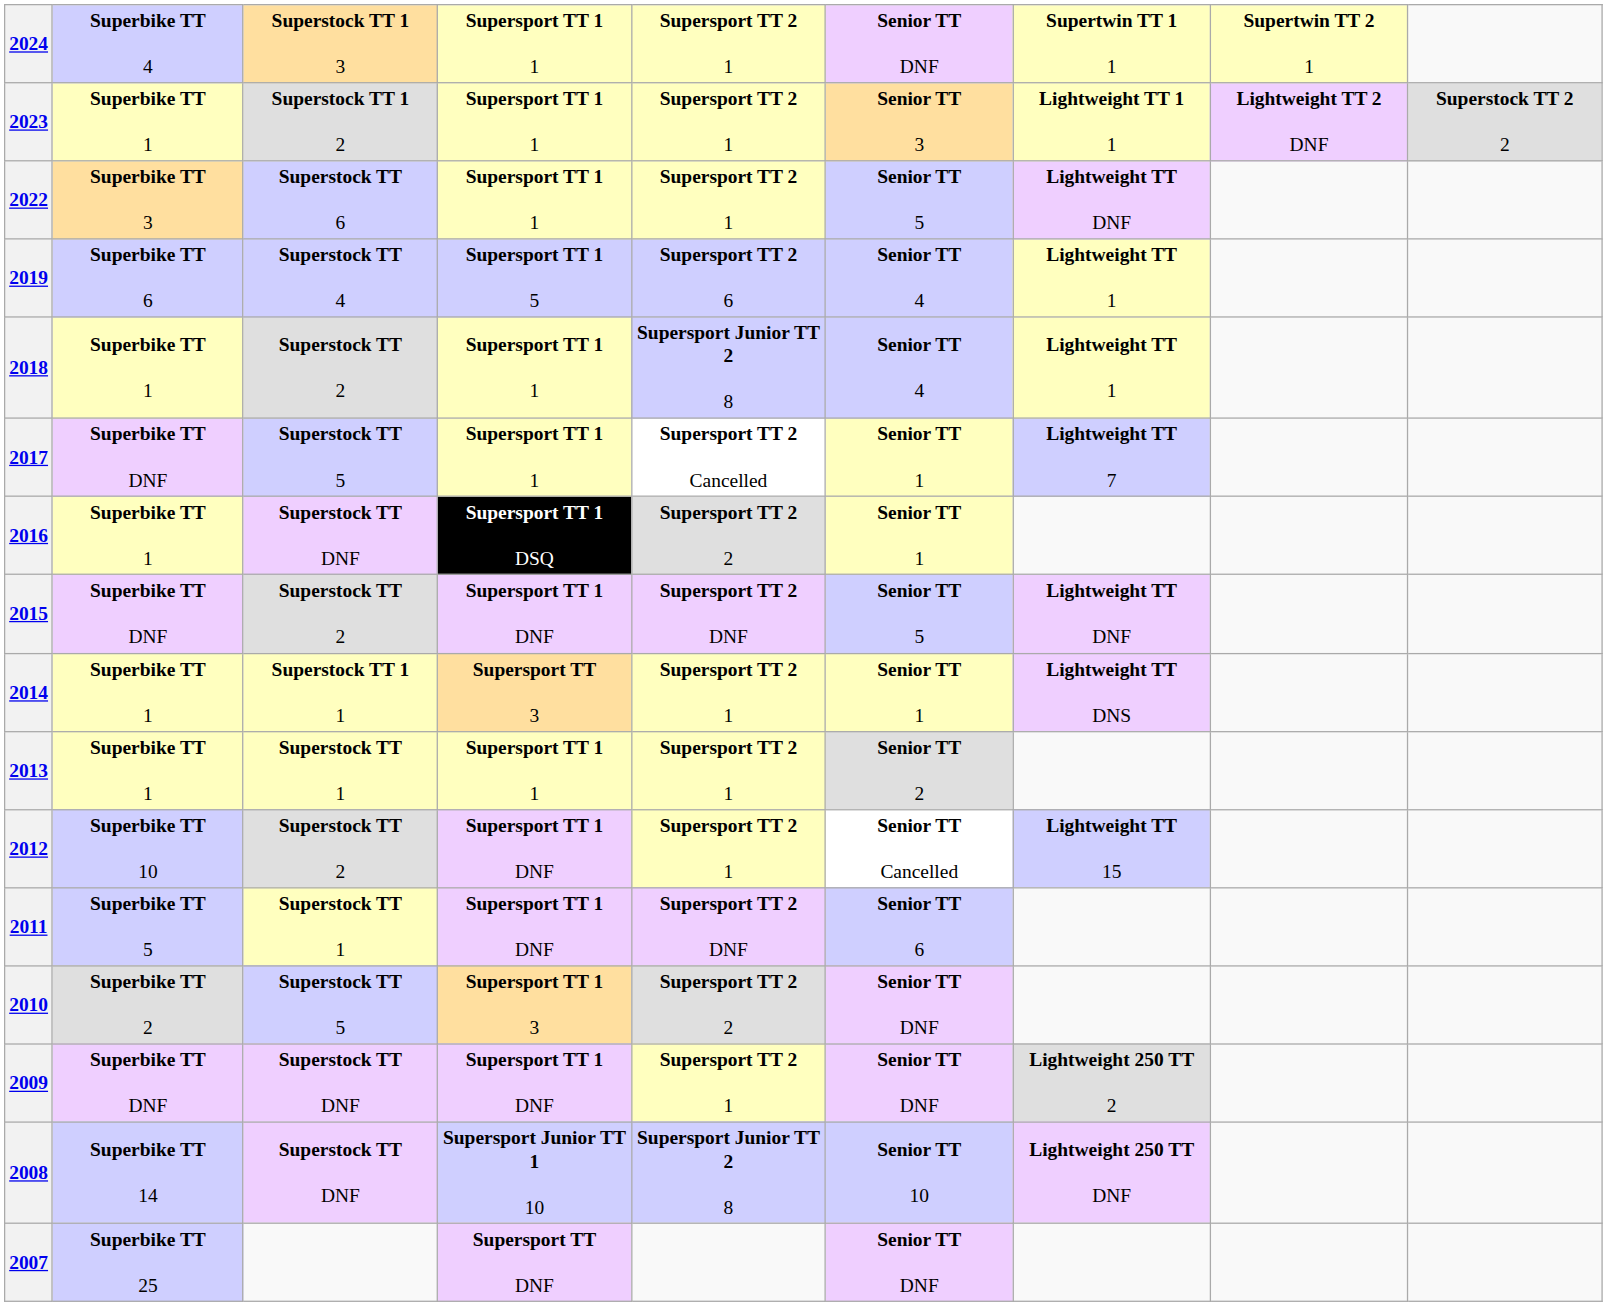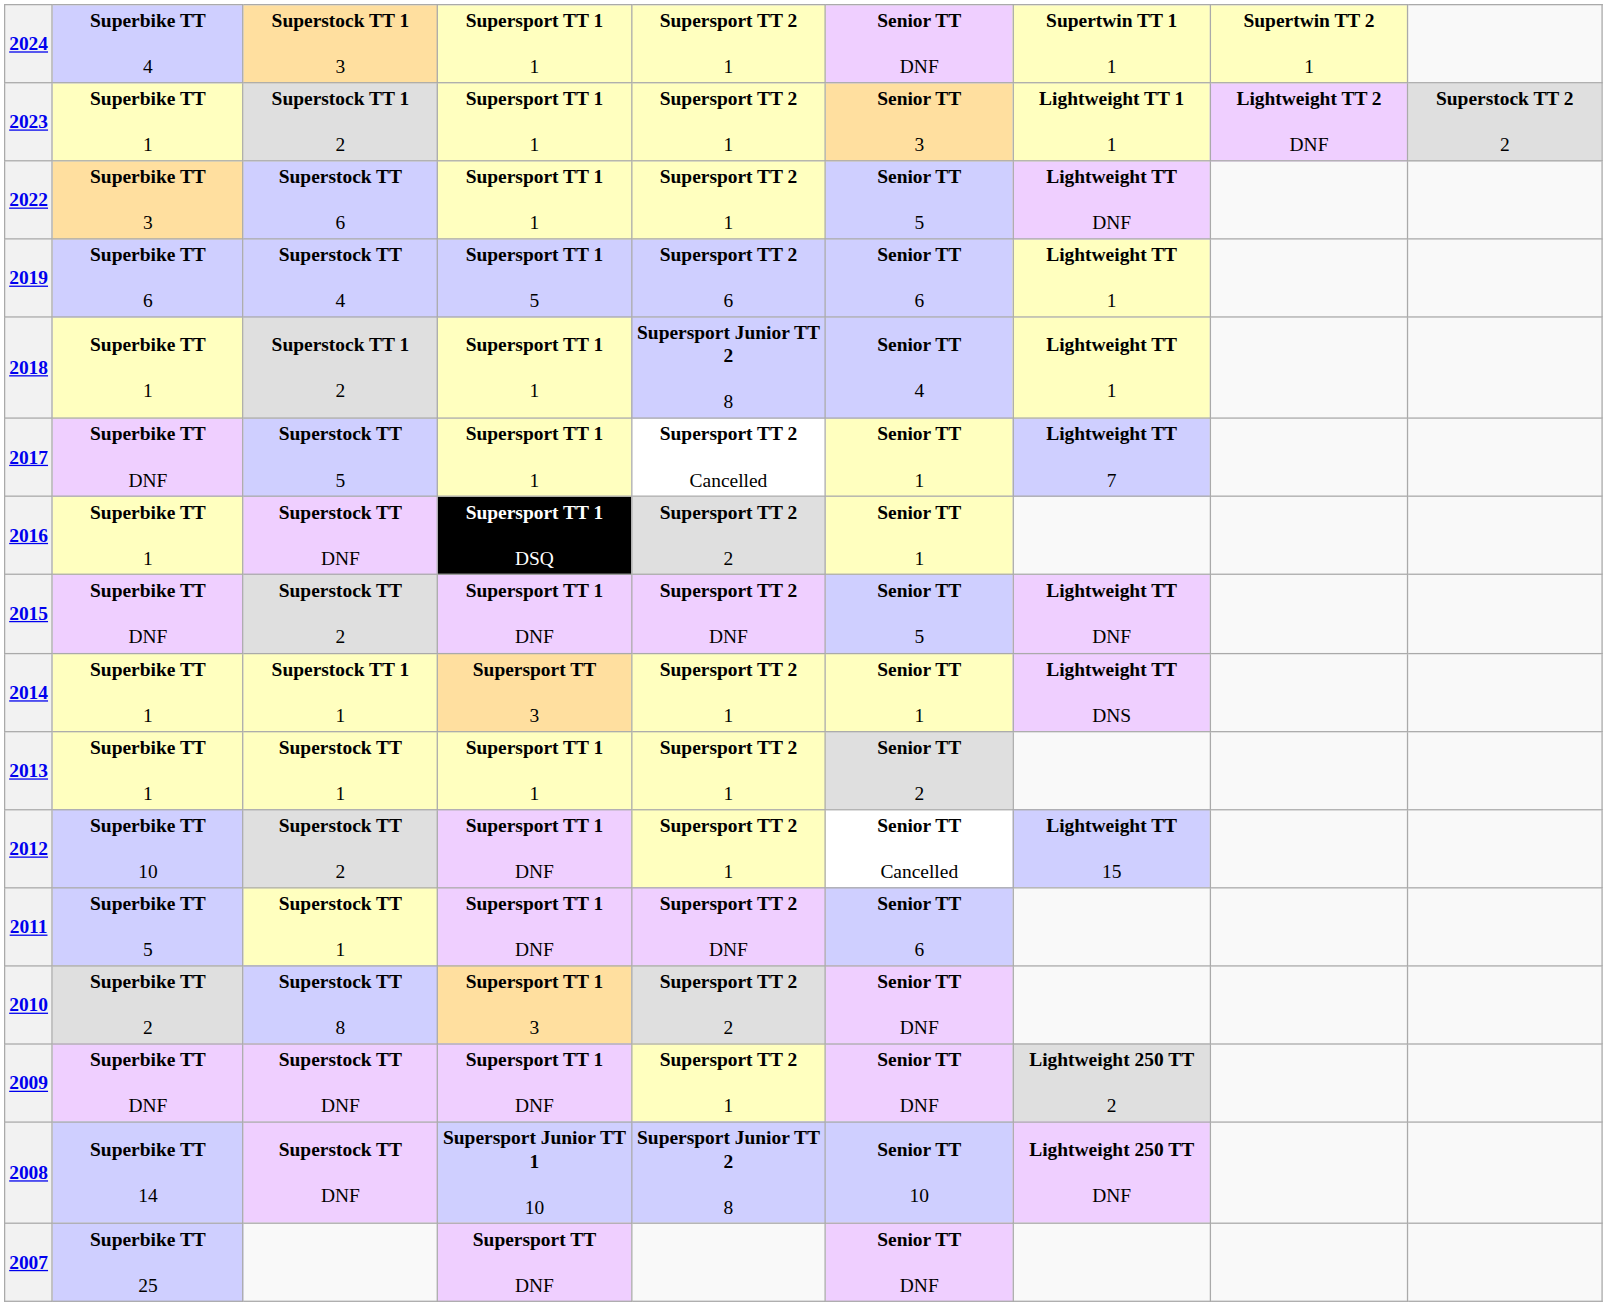(919, 278) Senior TT 4 -> (919, 278) Senior TT 6
(340, 367) Superstock TT 2 -> (340, 367) Superstock TT 1 2
(340, 1004) Superstock TT 5 -> (340, 1004) Superstock TT 8
